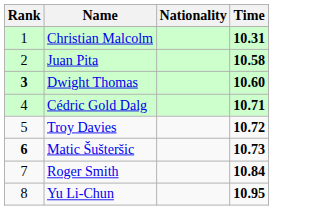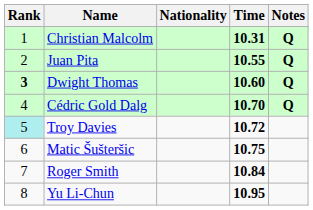+ column: (288, 15)
(249, 60) 10.58 -> (249, 60) 10.55
(249, 104) 10.71 -> (249, 104) 10.70
(24, 127) no background -> (24, 127) paleturquoise background
(24, 149) bold -> (24, 149) normal
(249, 149) 10.73 -> (249, 149) 10.75
